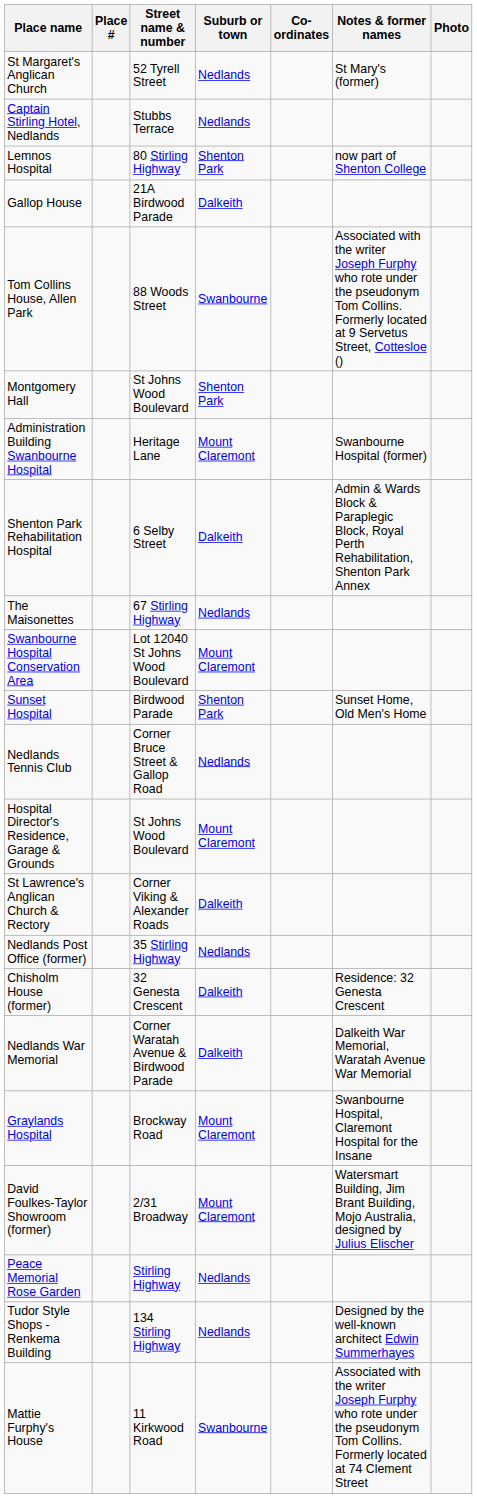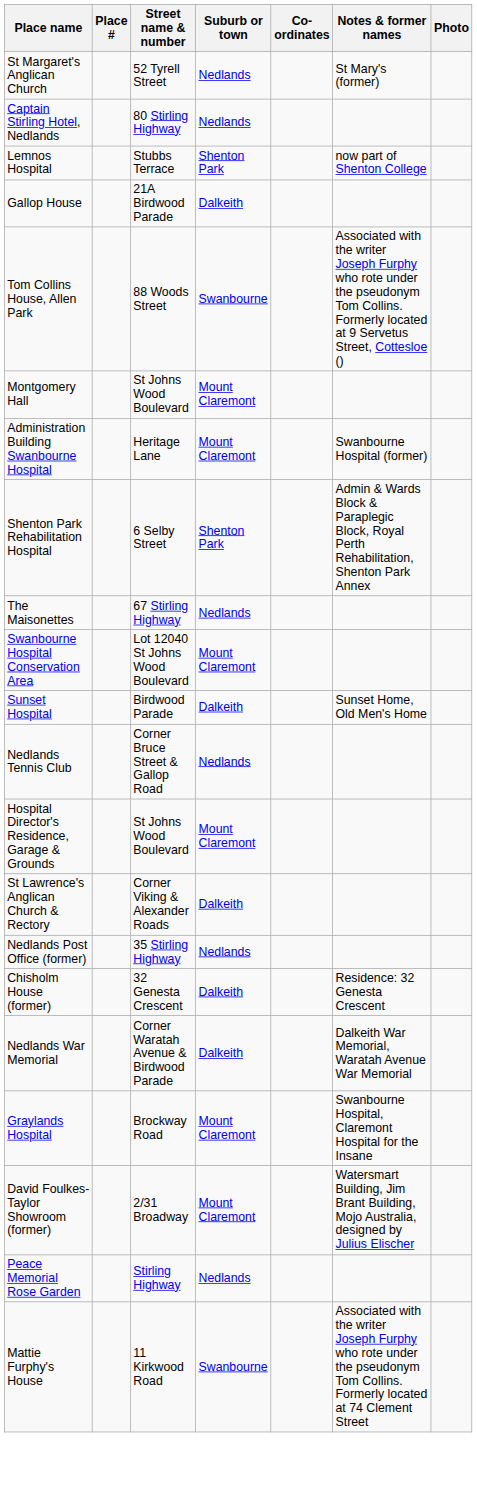(154, 122) Stubbs Terrace -> (161, 122) 80 Stirling Highway
(160, 162) 80 Stirling Highway -> (154, 162) Stubbs Terrace
(221, 394) Shenton Park -> (227, 394) Mount Claremont
(220, 537) Dalkeith -> (221, 537) Shenton Park
(221, 707) Shenton Park -> (221, 707) Dalkeith
- row: (38, 1332)
